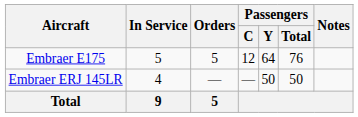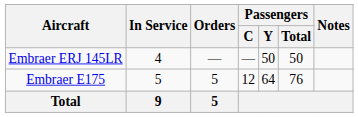rows swapped: (66, 79) <-> (66, 58)
